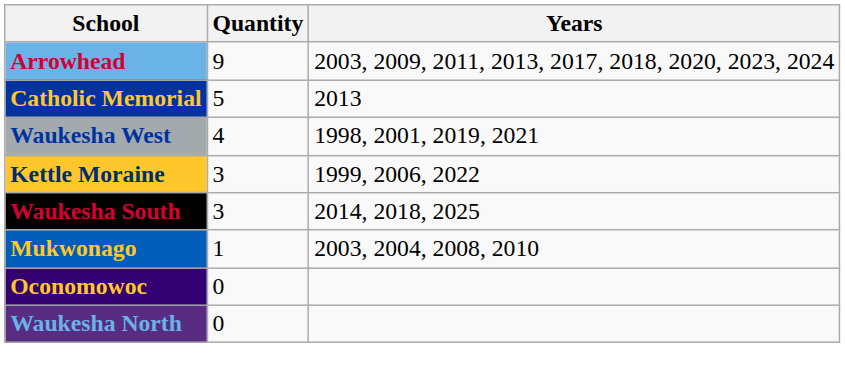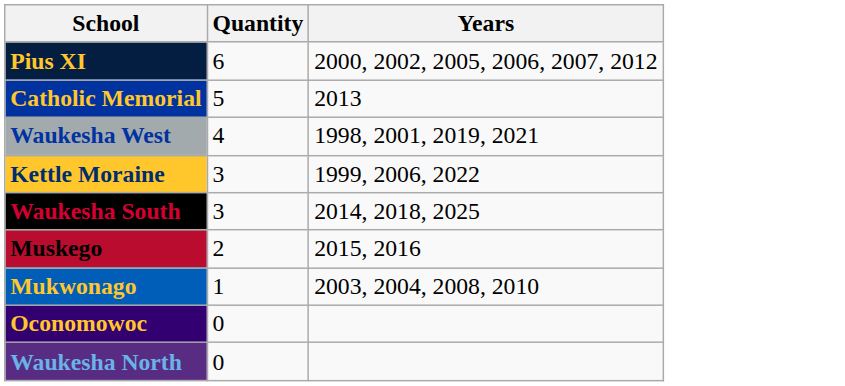- row: (68, 60)
+ row: (48, 60)
+ row: (56, 248)
